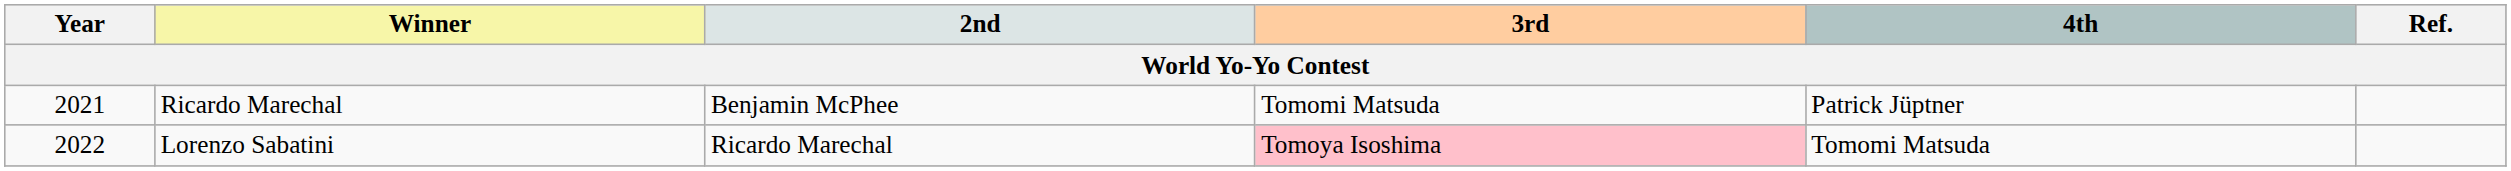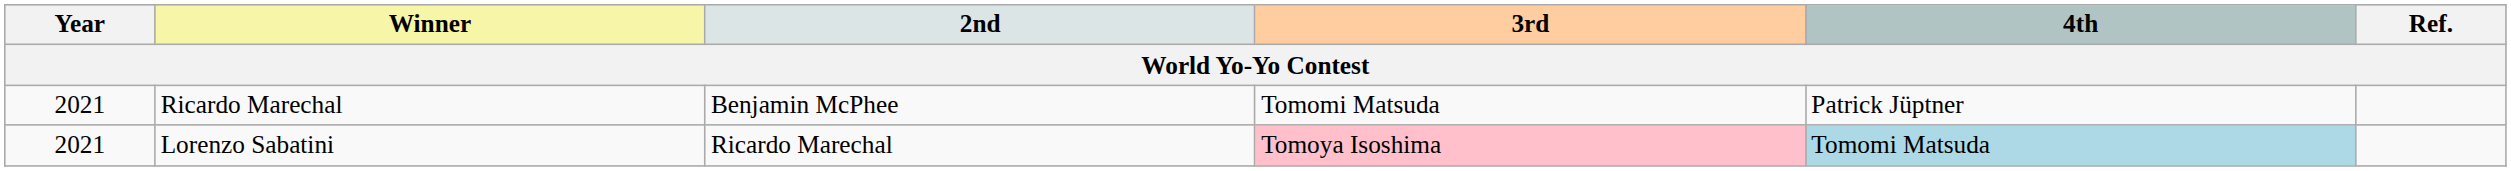(80, 144) 2022 -> (80, 144) 2021
(1901, 144) no background -> (1901, 144) lightblue background
